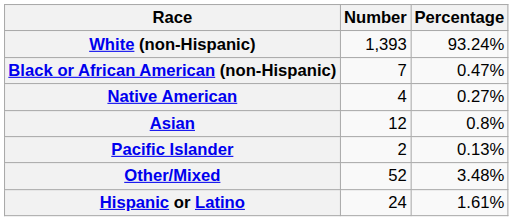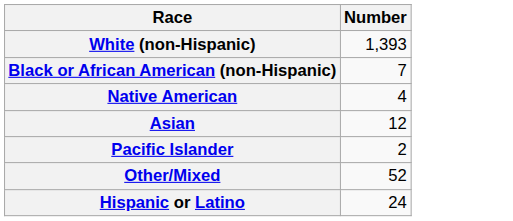- column: (459, 17)
